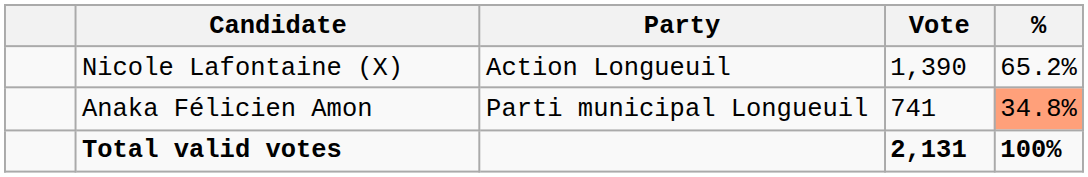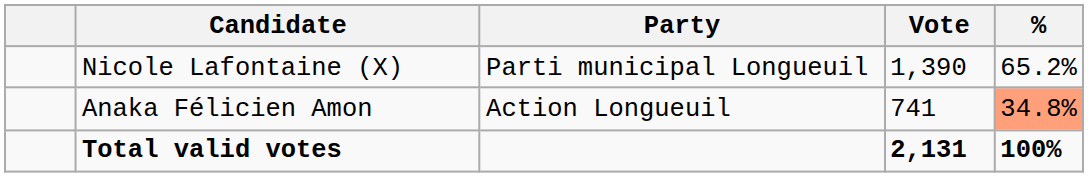(608, 67) Action Longueuil -> (677, 67) Parti municipal Longueuil
(677, 109) Parti municipal Longueuil -> (608, 109) Action Longueuil
